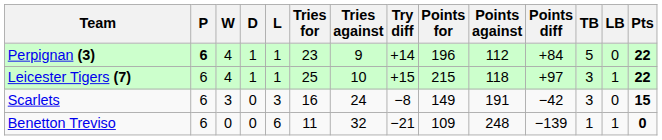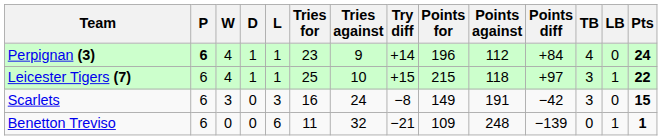(589, 54) 5 -> (589, 54) 4
(643, 54) 22 -> (643, 54) 24
(589, 123) 1 -> (589, 123) 0
(643, 123) 0 -> (643, 123) 1
